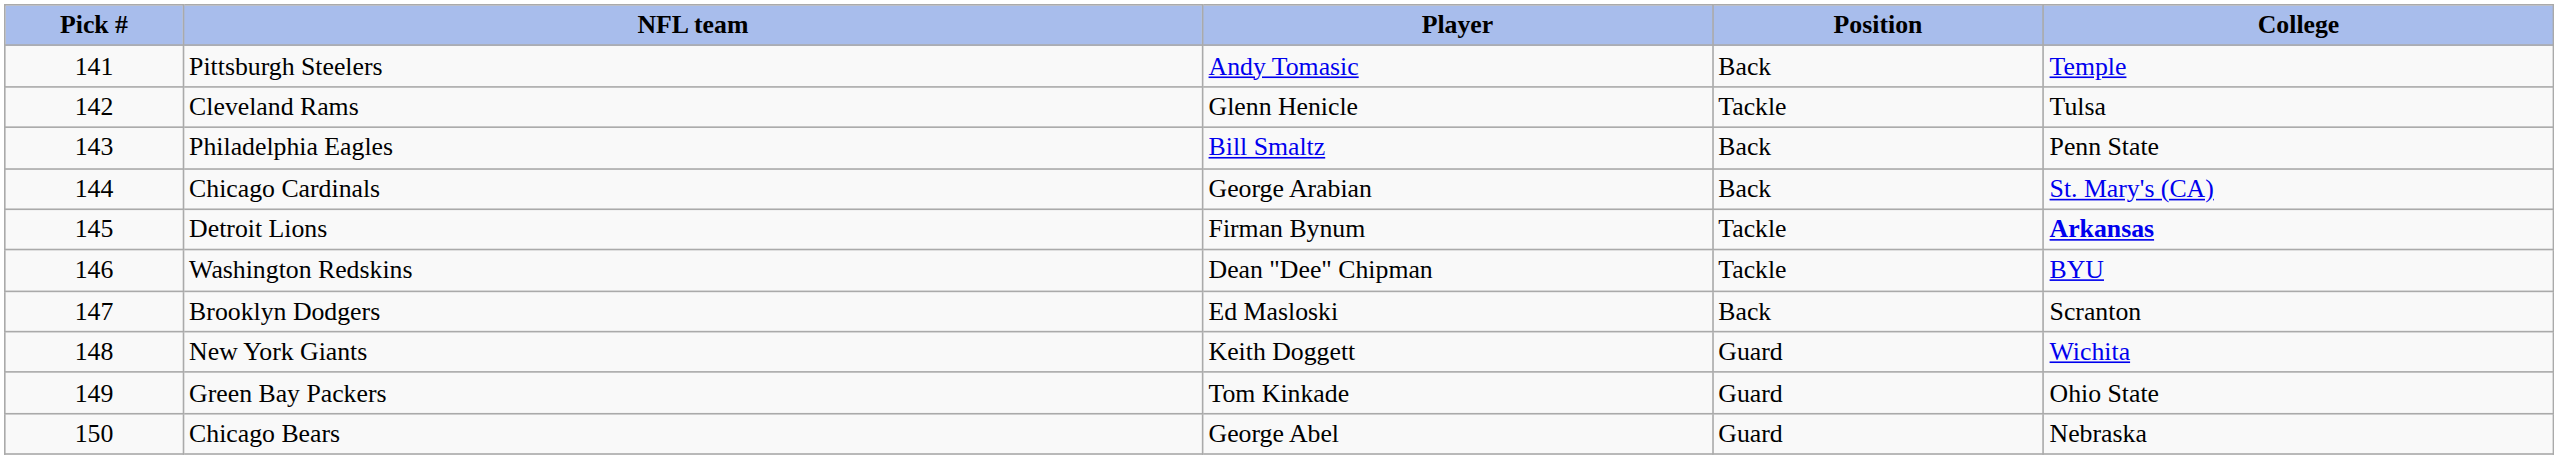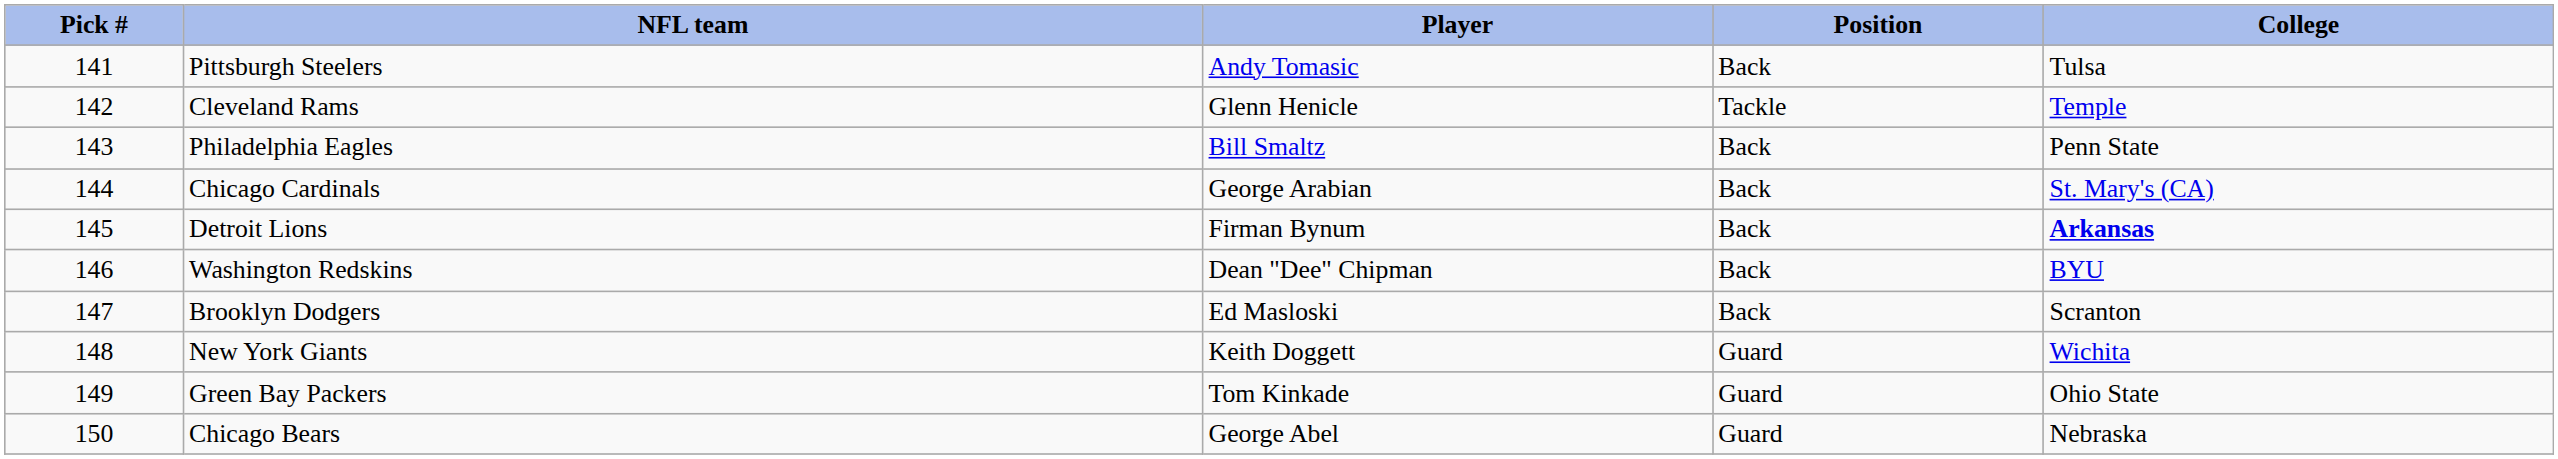(2088, 65) Temple -> (2078, 65) Tulsa
(2078, 106) Tulsa -> (2088, 106) Temple
(1752, 229) Tackle -> (1745, 229) Back
(1752, 270) Tackle -> (1745, 270) Back
